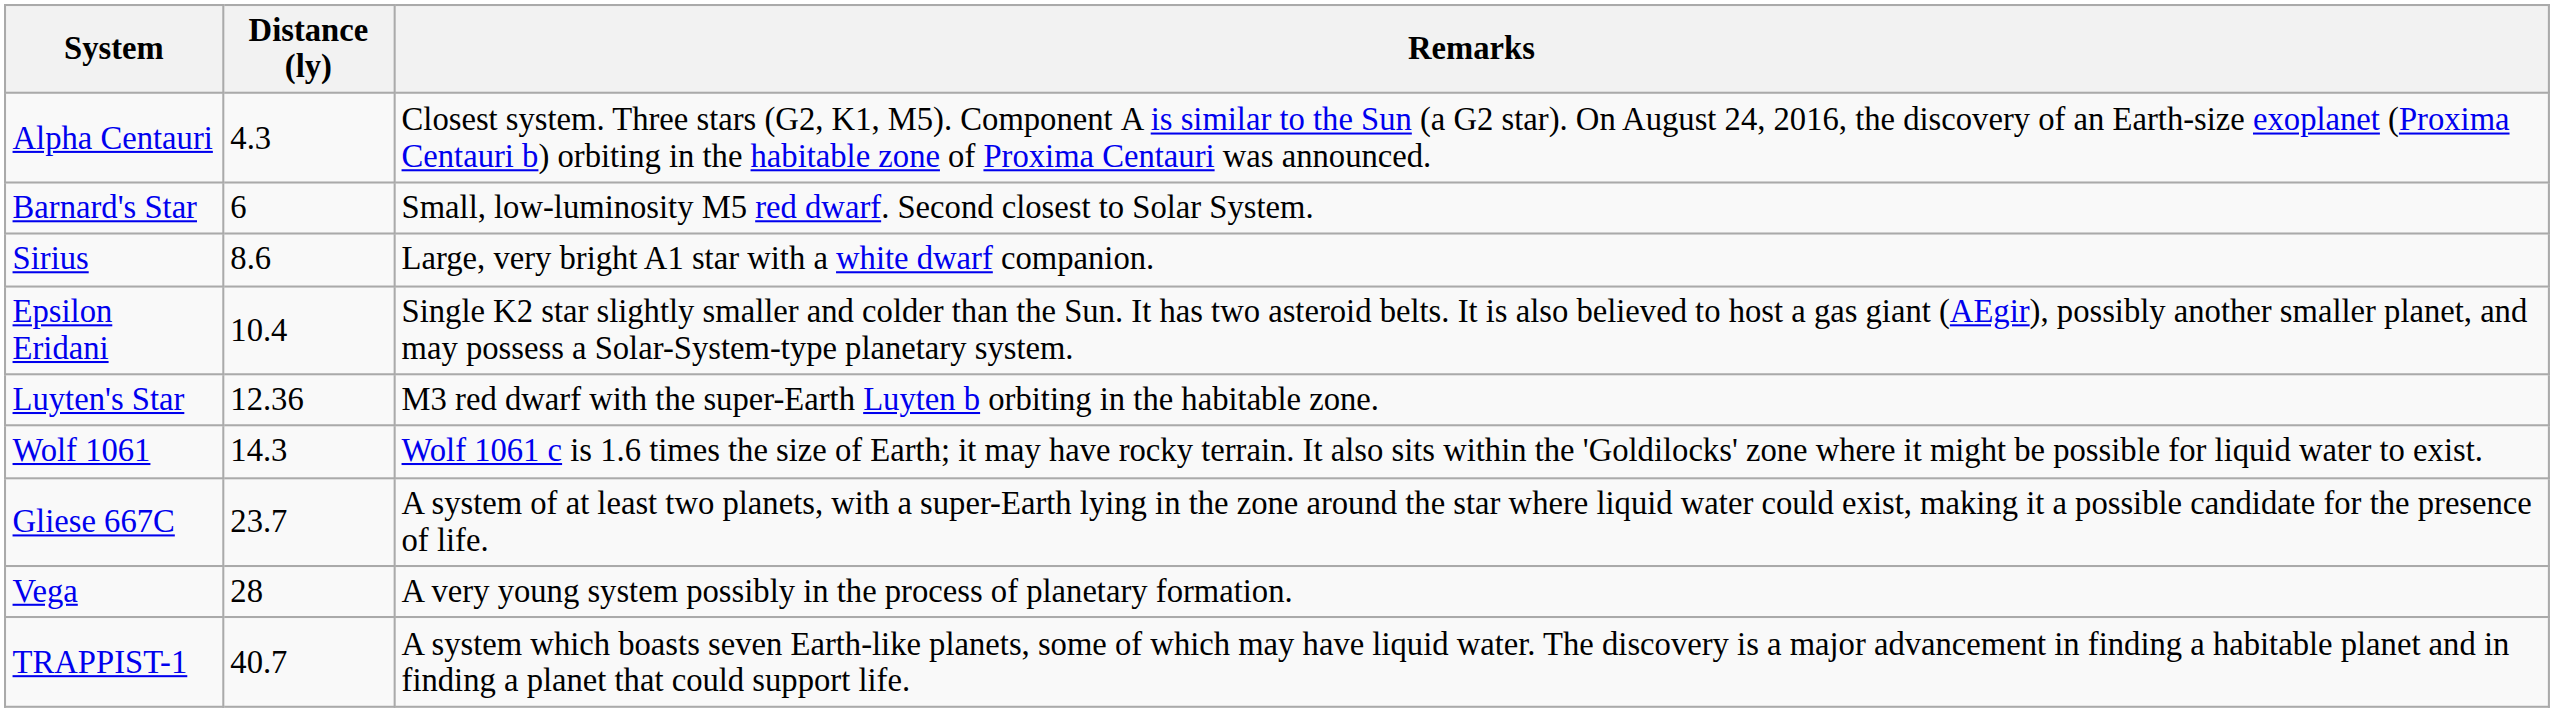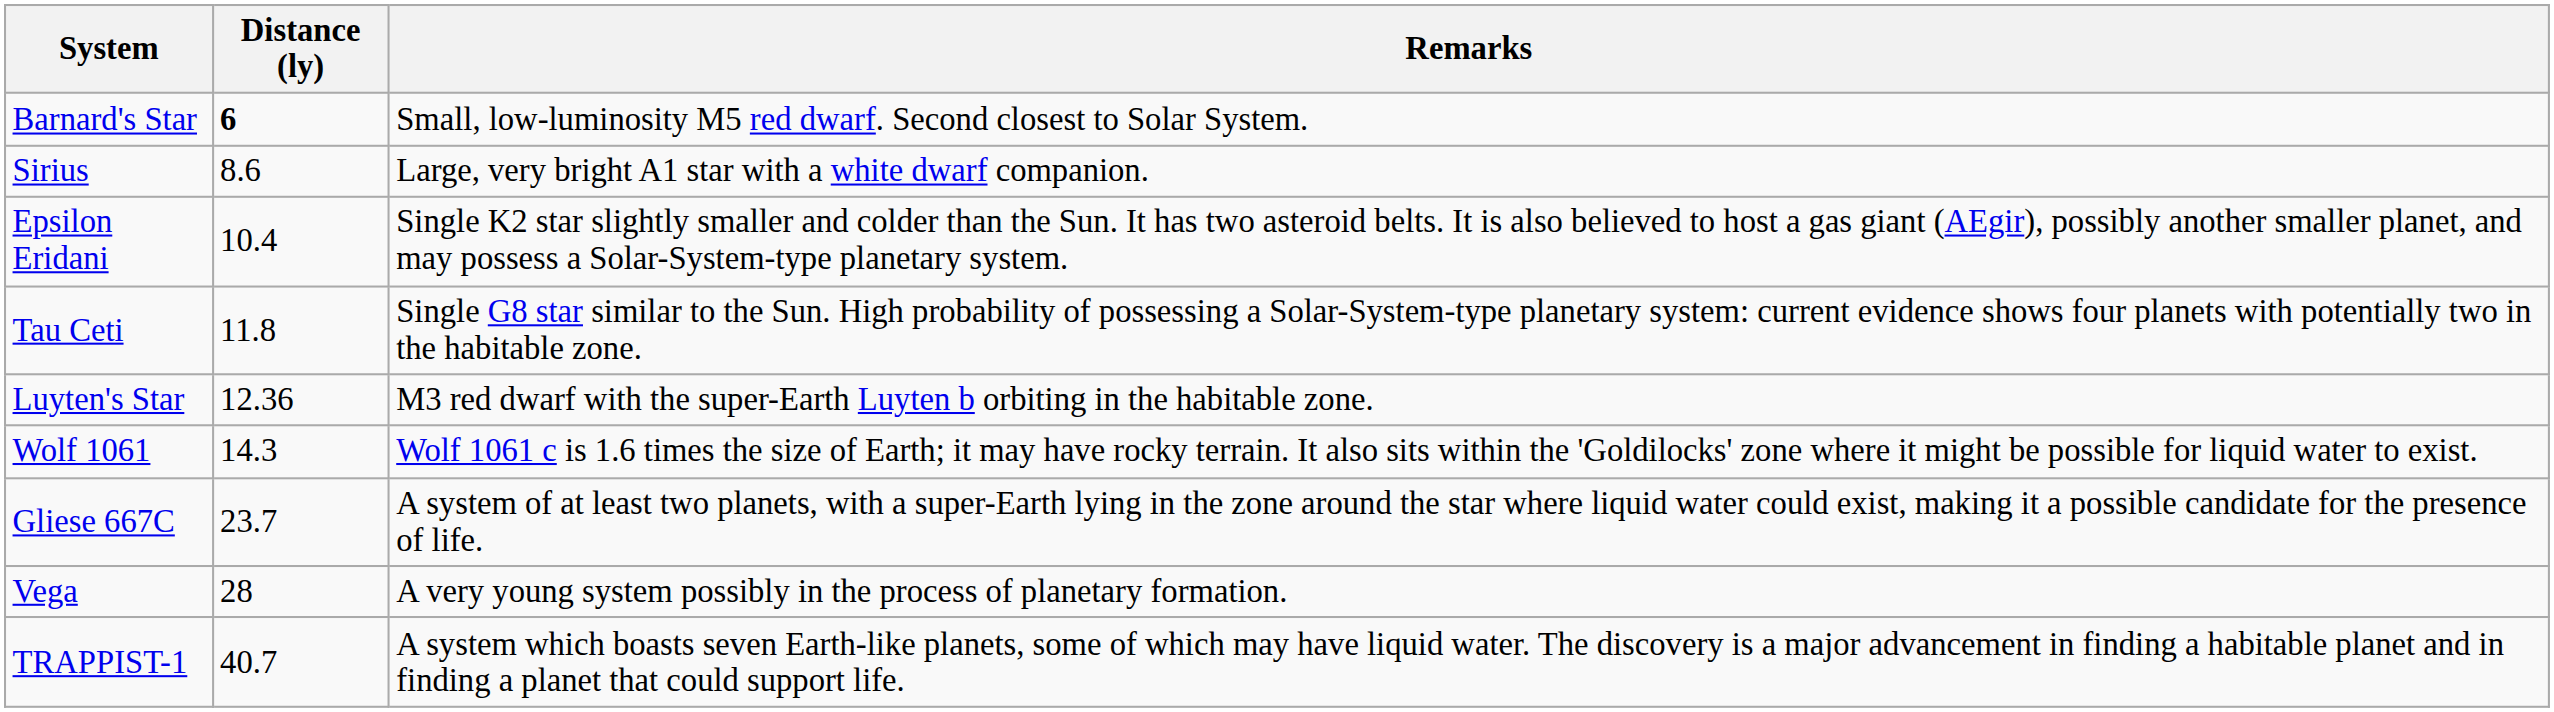- row: (113, 137)
(238, 207) normal -> (228, 118) bold
+ row: (68, 329)
